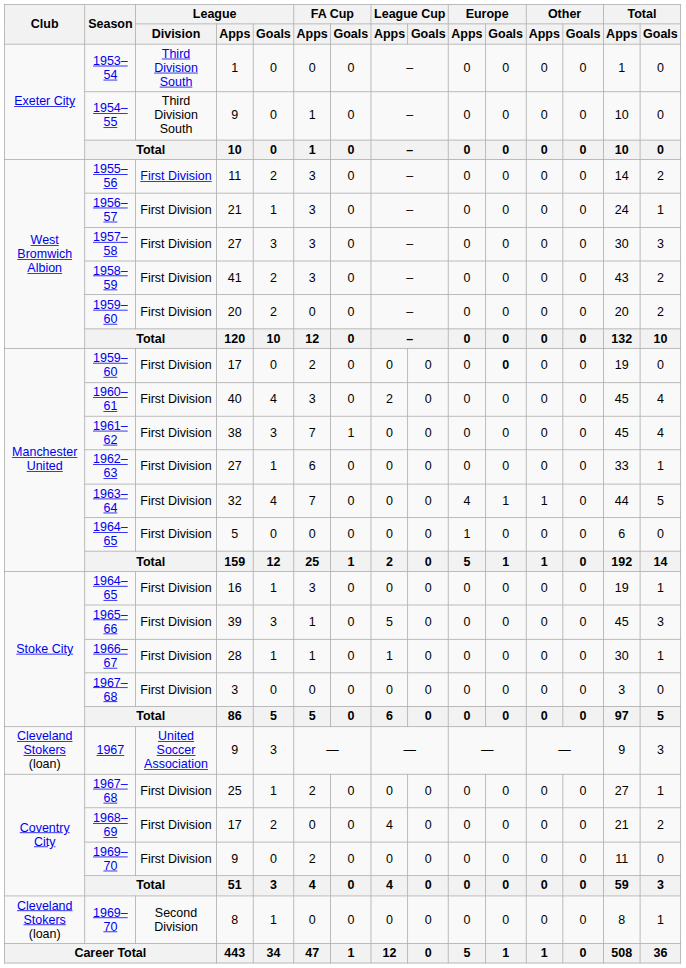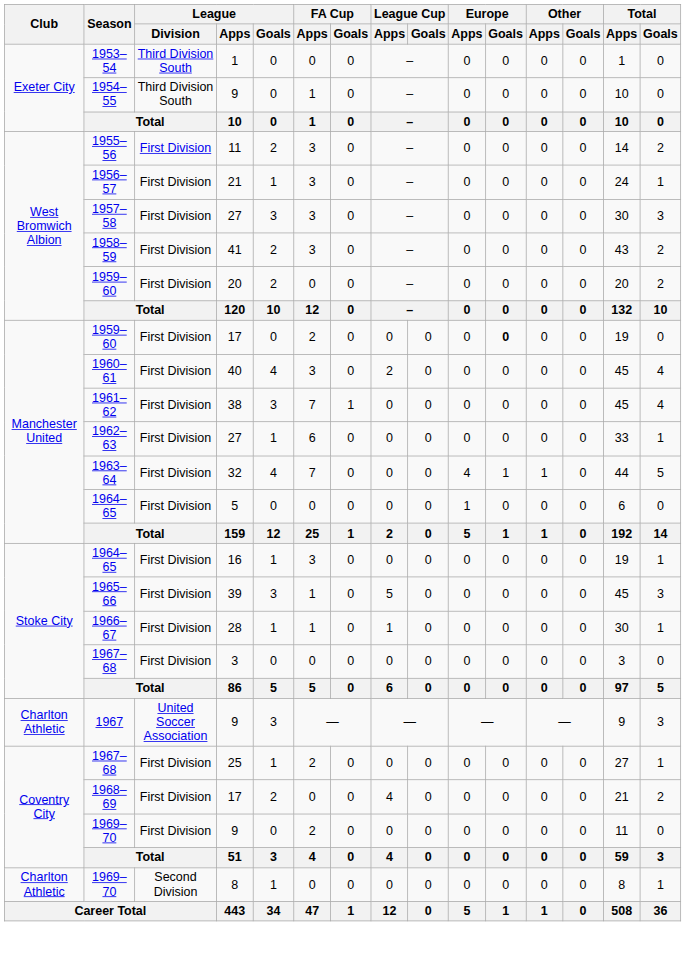(45, 750) Cleveland Stokers (loan) -> (44, 722) Charlton Athletic
(45, 919) Cleveland Stokers (loan) -> (44, 884) Charlton Athletic
